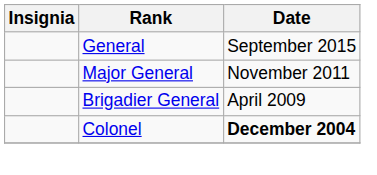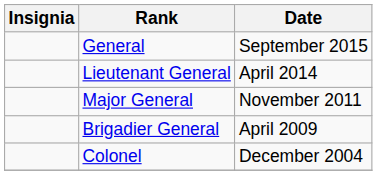+ row: (157, 73)
(291, 128) bold -> (301, 156) normal
